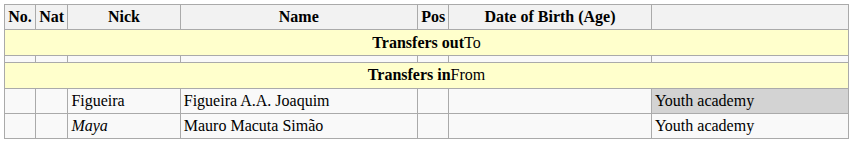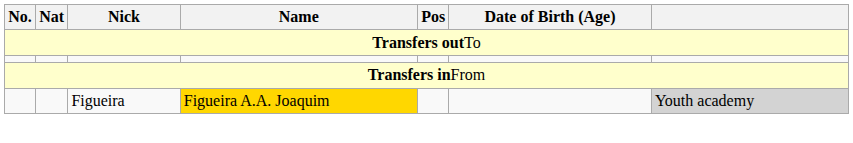(257, 100) no background -> (257, 100) gold background
- row: (90, 126)
